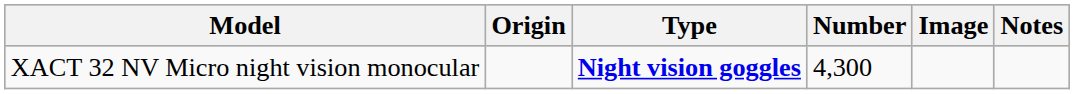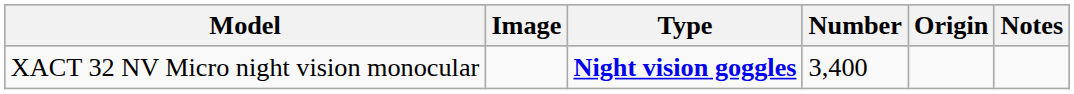columns swapped: (529, 25) <-> (953, 25)
(843, 66) 4,300 -> (838, 66) 3,400
